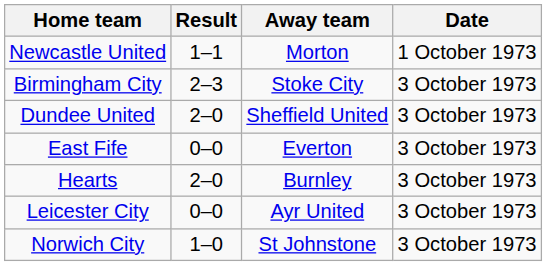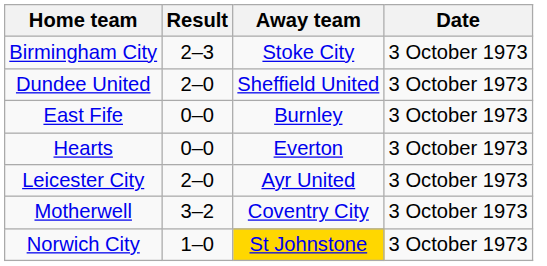- row: (88, 52)
(317, 148) Everton -> (308, 116) Burnley
(206, 180) 2–0 -> (197, 148) 0–0
(317, 180) Burnley -> (308, 148) Everton
(206, 212) 0–0 -> (197, 180) 2–0
+ row: (83, 212)
(317, 244) no background -> (308, 244) gold background
